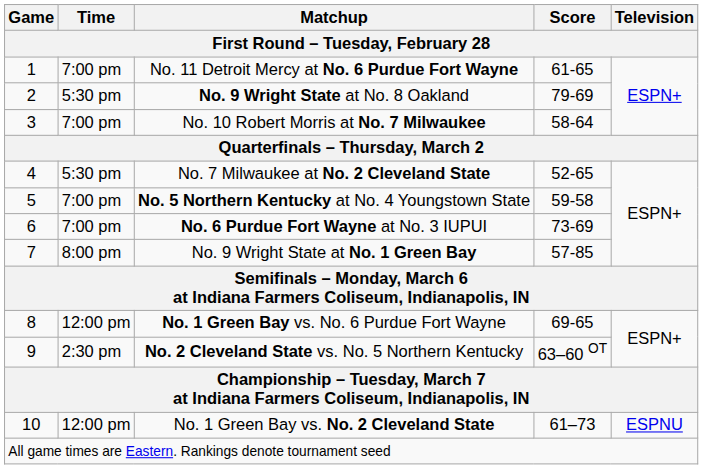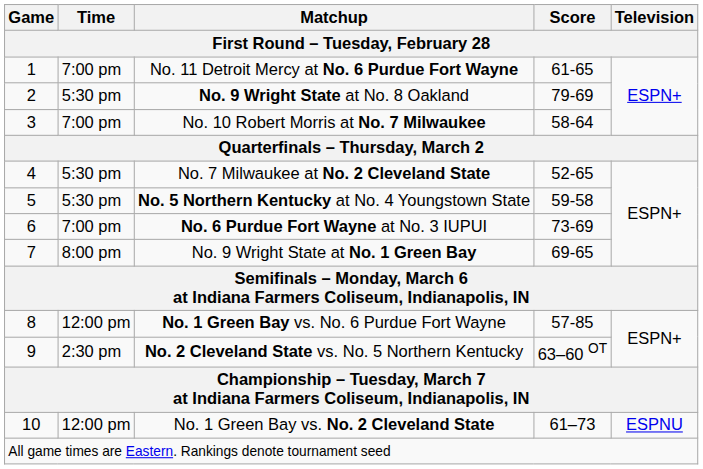(91, 200) 7:00 pm -> (91, 200) 5:30 pm
(572, 252) 57-85 -> (572, 252) 69-65
(572, 323) 69-65 -> (572, 323) 57-85
